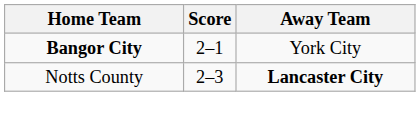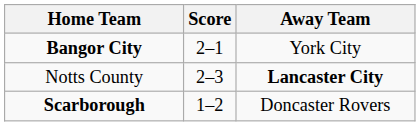+ row: (94, 105)
